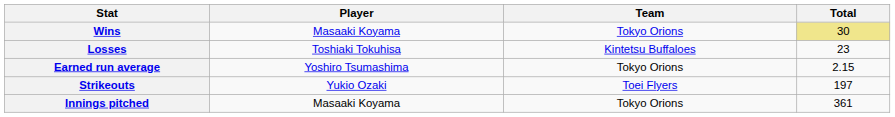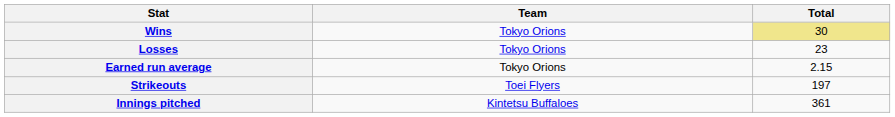- column: (357, 13)
(650, 49) Kintetsu Buffaloes -> (533, 49) Tokyo Orions
(650, 103) Tokyo Orions -> (533, 103) Kintetsu Buffaloes
